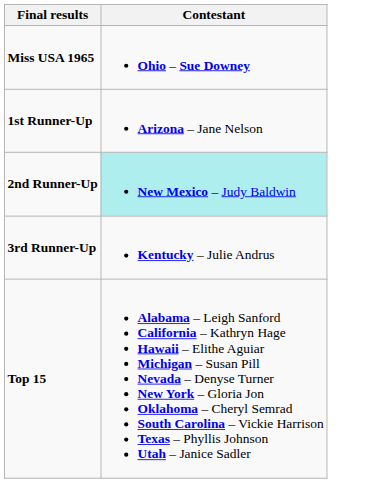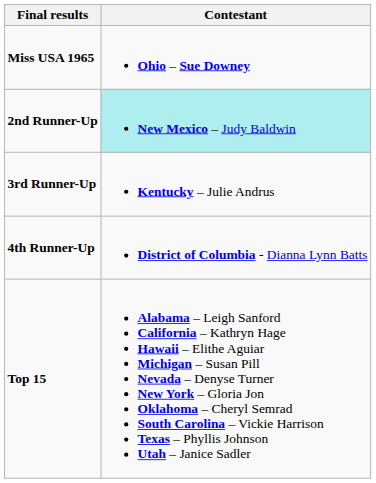- row: (50, 120)
+ row: (51, 247)
